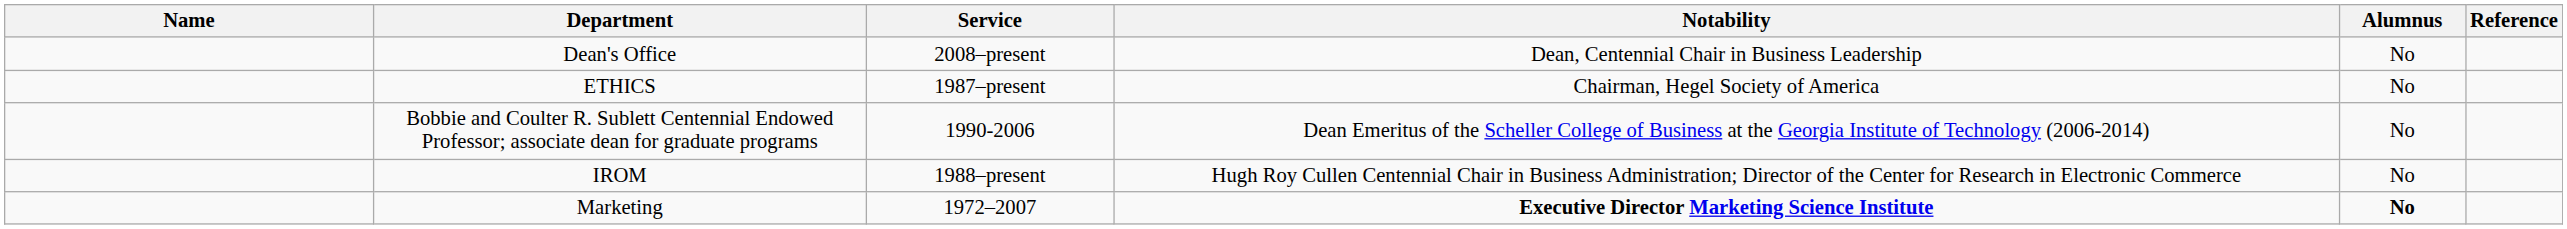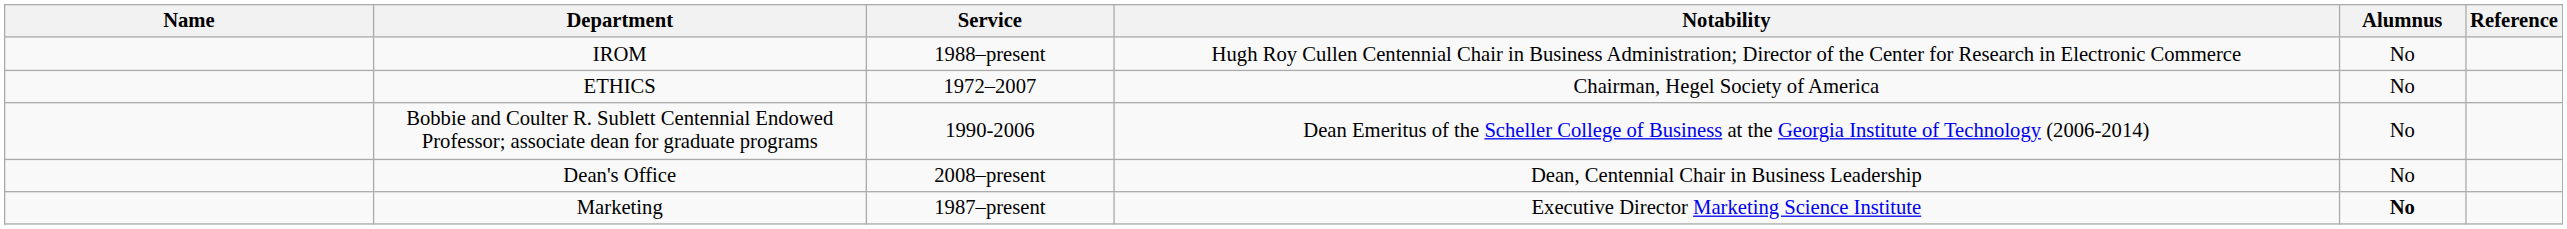rows swapped: (620, 53) <-> (620, 175)
(990, 86) 1987–present -> (990, 86) 1972–2007
(990, 207) 1972–2007 -> (990, 207) 1987–present
(1726, 207) bold -> (1726, 207) normal
